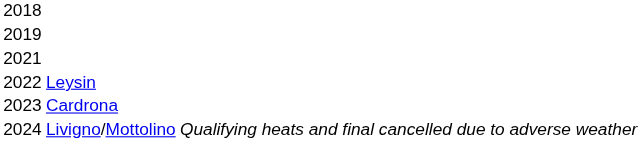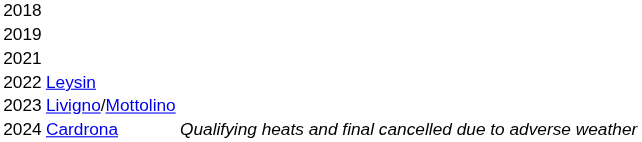(82, 105) Cardrona -> (111, 105) Livigno/Mottolino
(111, 129) Livigno/Mottolino -> (82, 129) Cardrona
